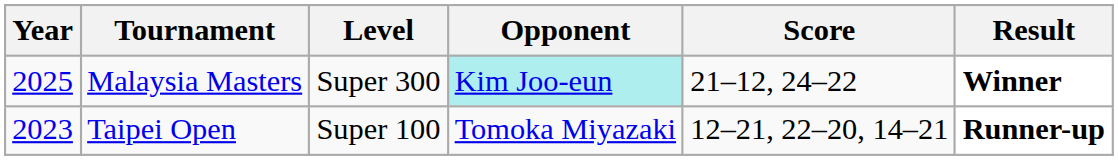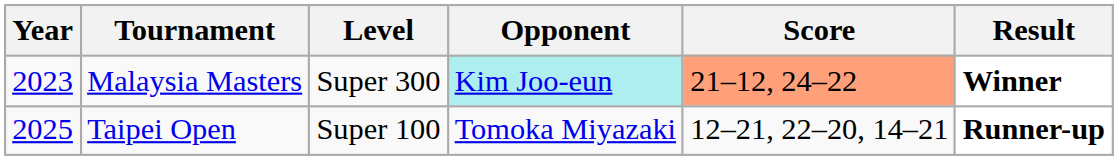(43, 80) 2025 -> (43, 80) 2023
(774, 80) no background -> (774, 80) lightsalmon background
(43, 130) 2023 -> (43, 130) 2025
